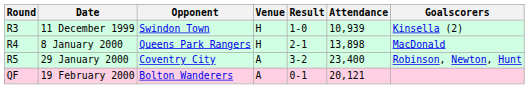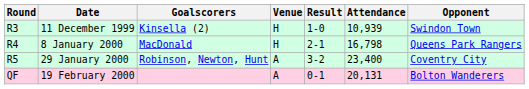columns swapped: (195, 12) <-> (457, 12)
(347, 44) 13,898 -> (365, 44) 16,798
(347, 76) 20,121 -> (365, 76) 20,131
